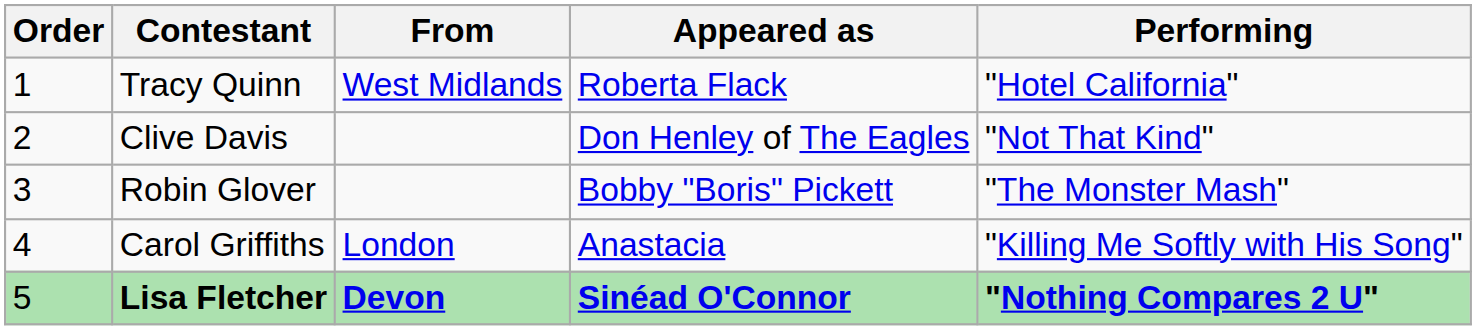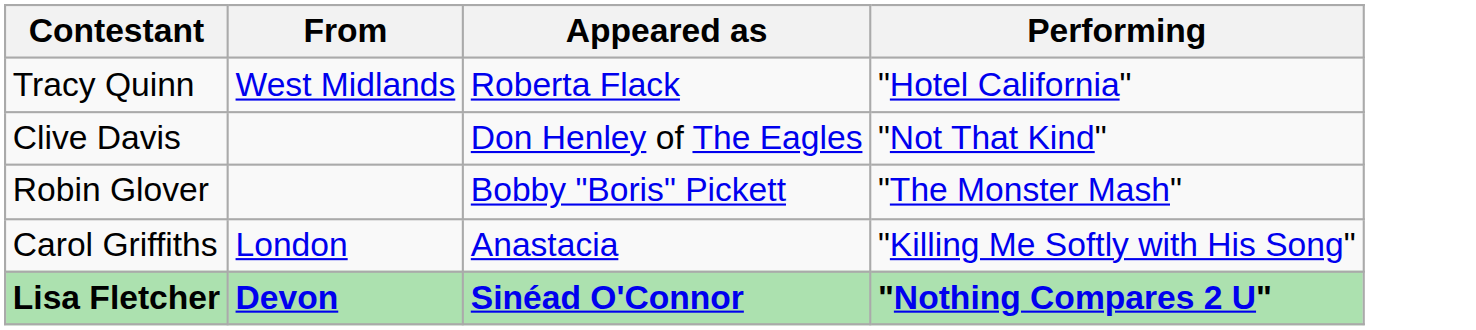- column: (59, 31)
